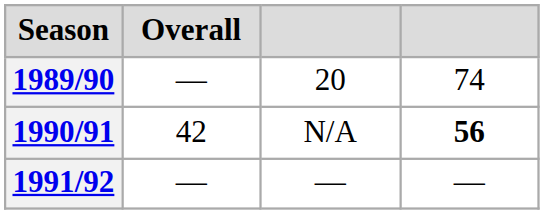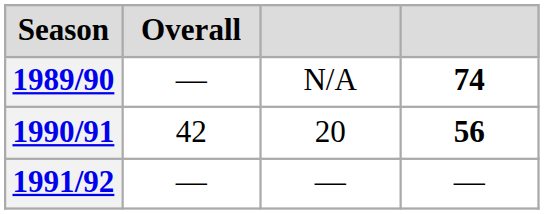(330, 80) 20 -> (330, 80) N/A
(469, 80) normal -> (469, 80) bold
(330, 131) N/A -> (330, 131) 20
